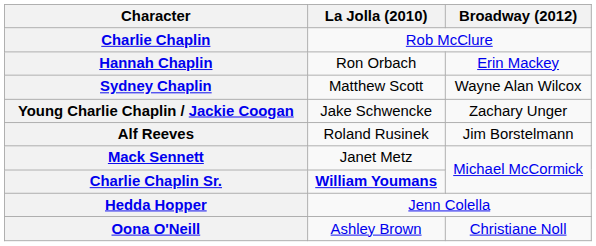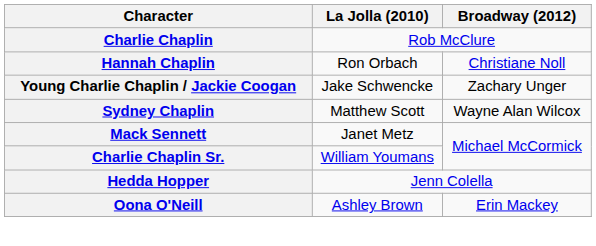(518, 63) Erin Mackey -> (517, 63) Christiane Noll
rows swapped: (156, 110) <-> (156, 87)
- row: (156, 134)
(376, 181) bold -> (377, 157) normal
(518, 228) Christiane Noll -> (517, 205) Erin Mackey
